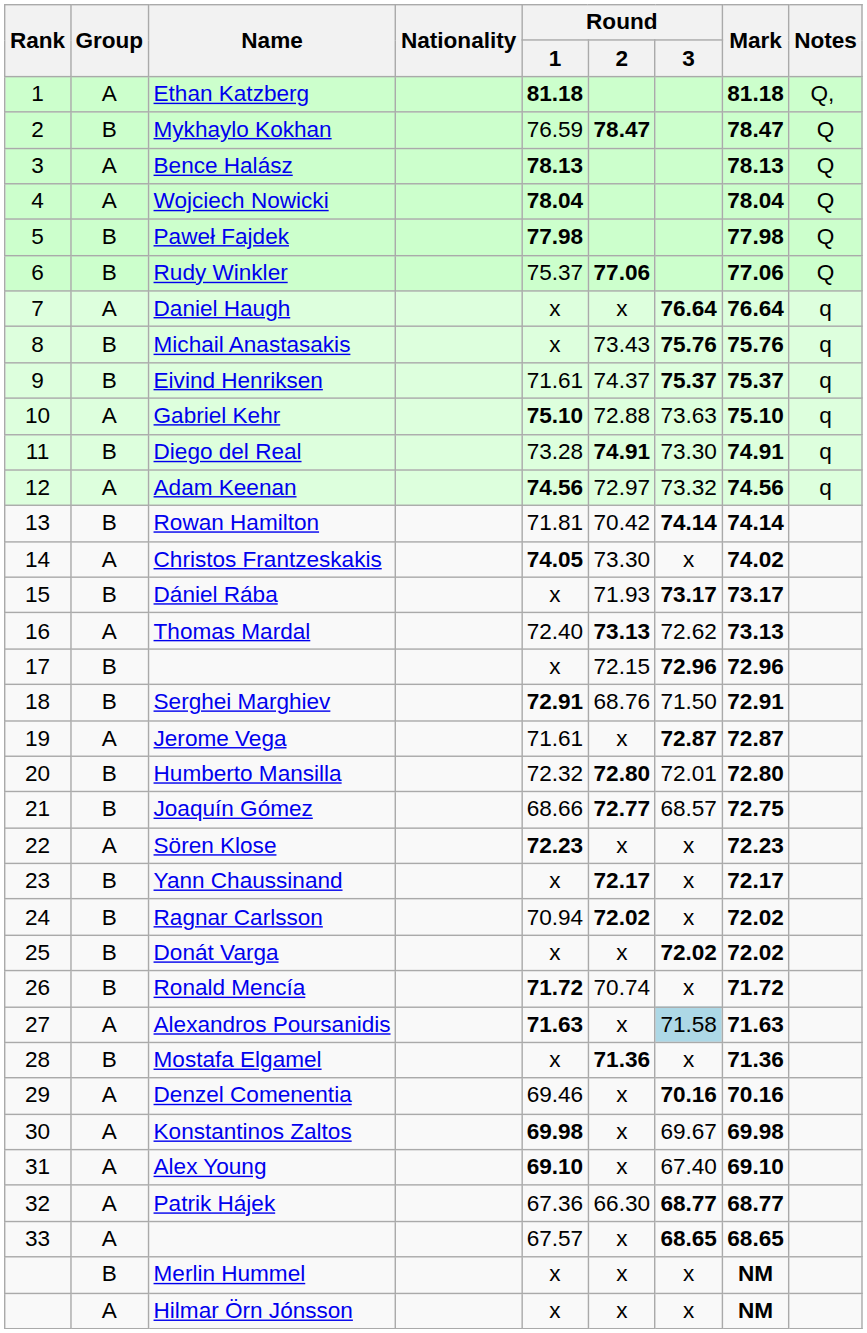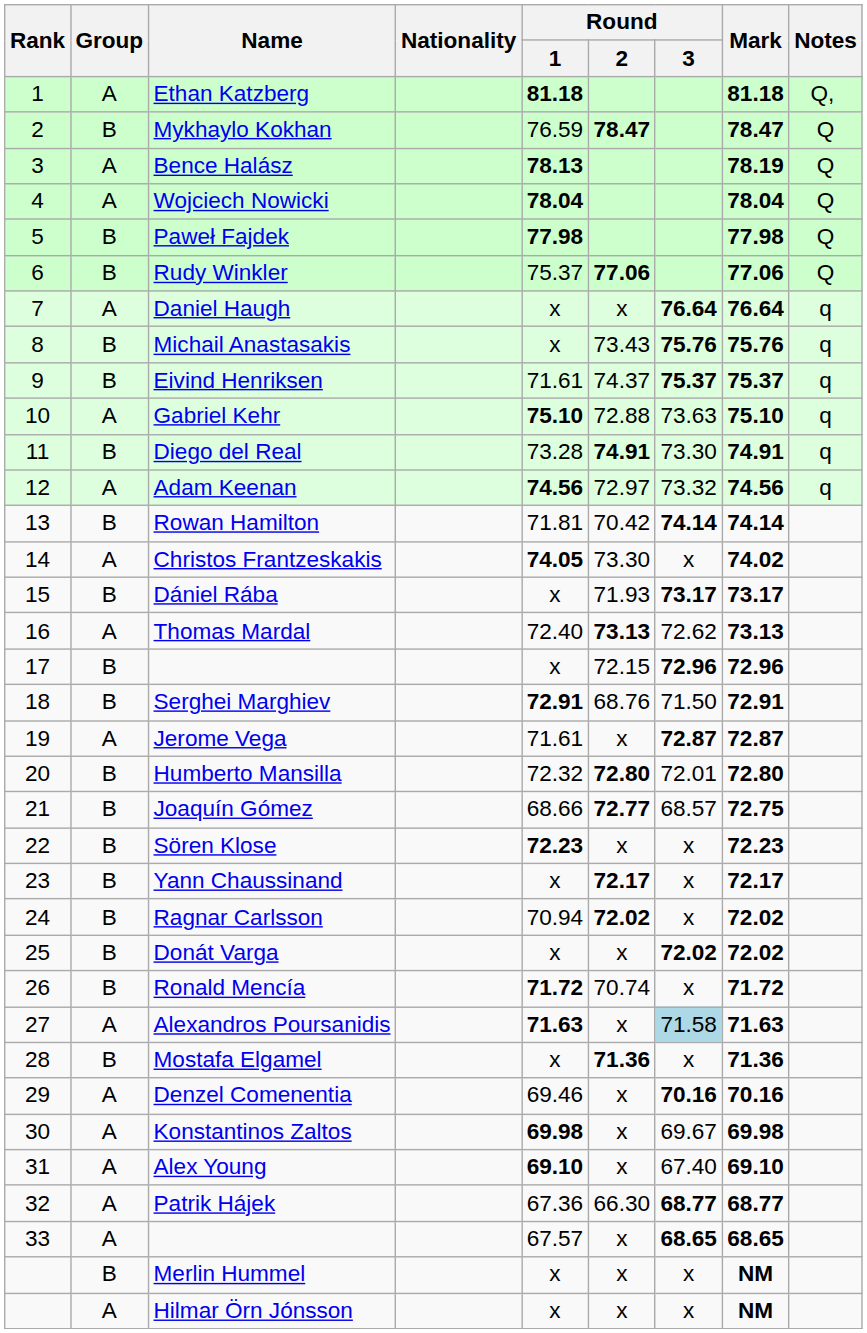(756, 165) 78.13 -> (756, 165) 78.19
(109, 845) A -> (109, 845) B
